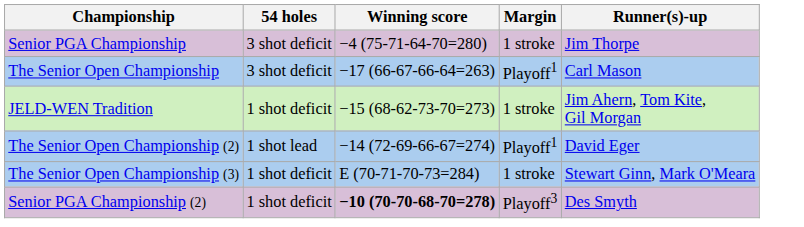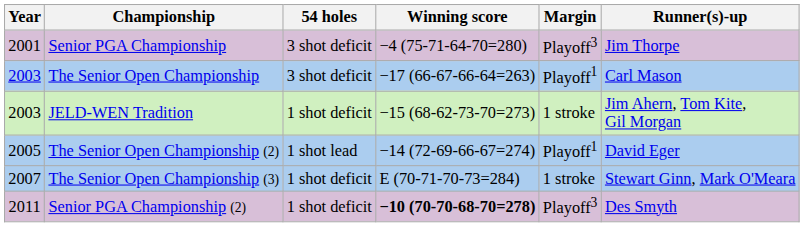+ column: (25, 17)
(529, 43) 1 stroke -> (570, 45) Playoff3
